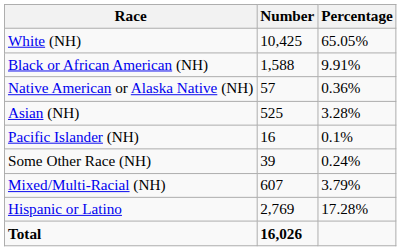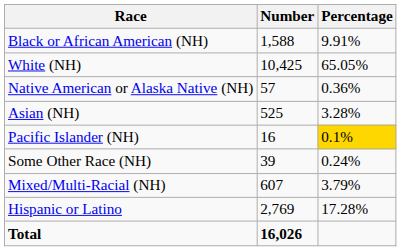rows swapped: (44, 40) <-> (108, 64)
(337, 137) no background -> (337, 137) gold background
